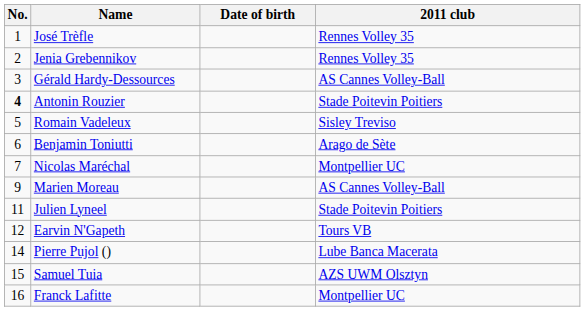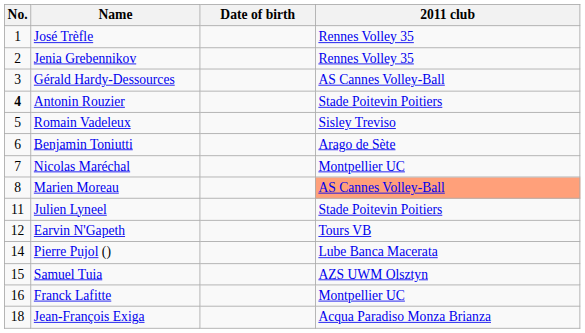(18, 187) 9 -> (18, 187) 8
(382, 187) no background -> (382, 187) lightsalmon background
+ row: (89, 317)
